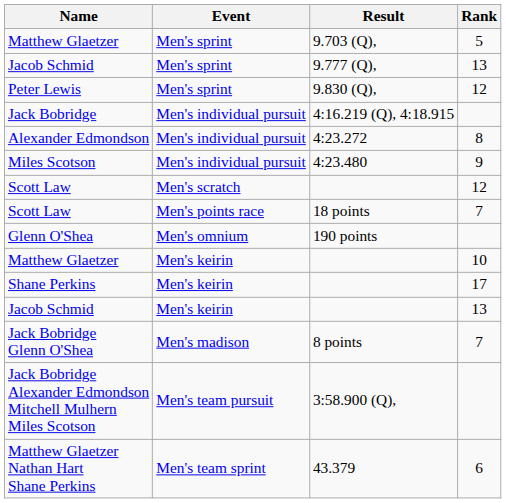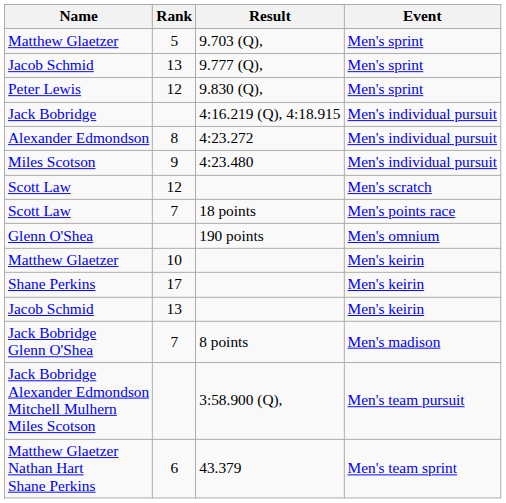columns swapped: (231, 16) <-> (479, 16)
